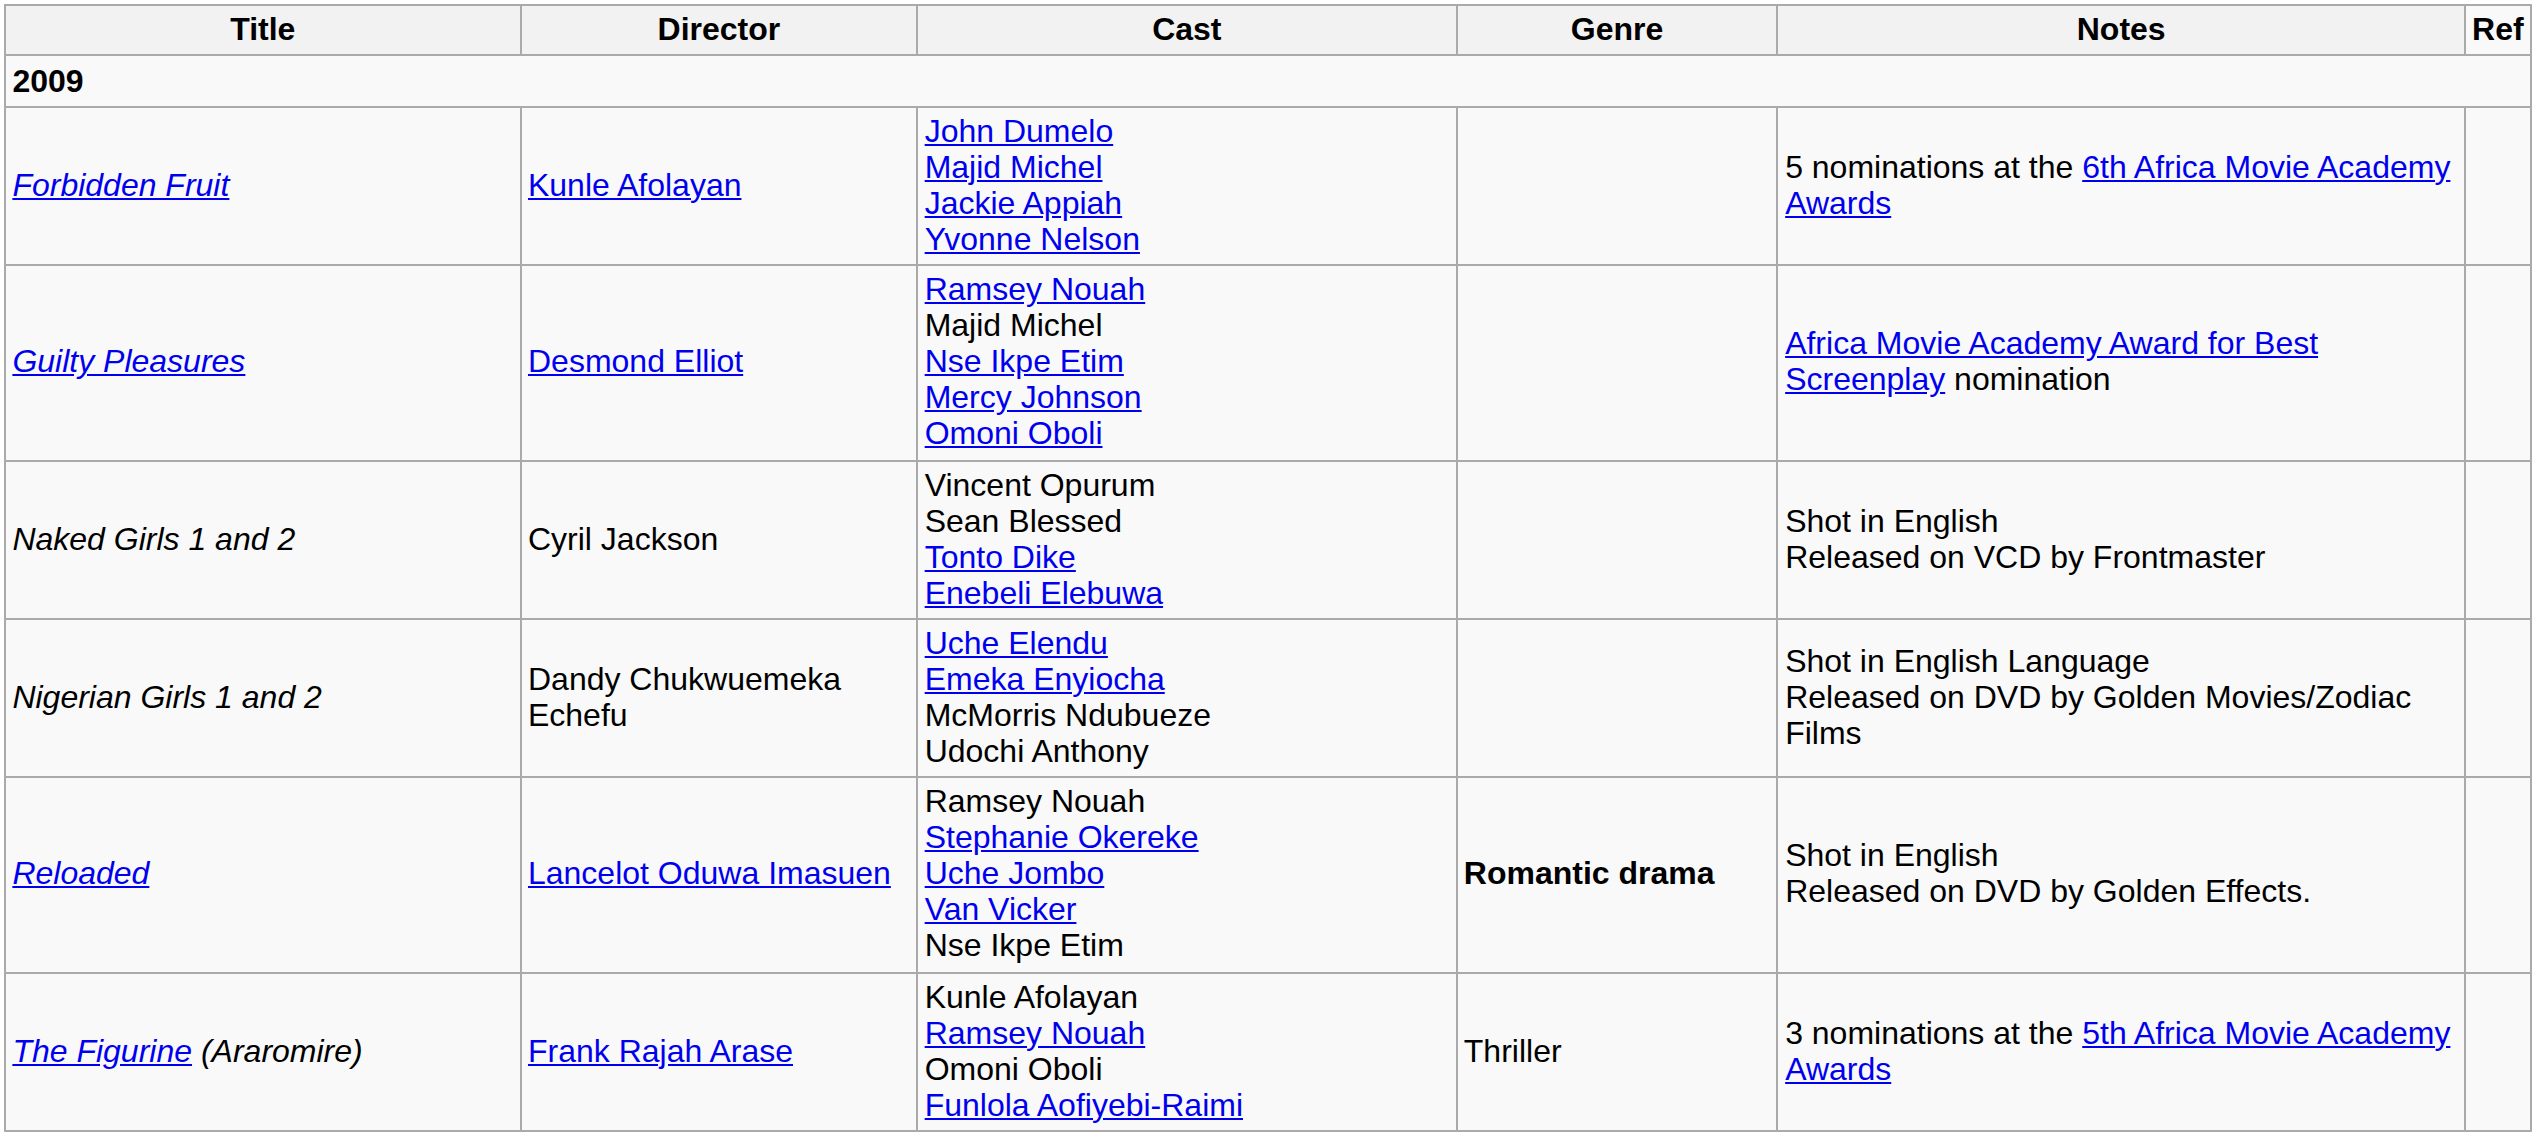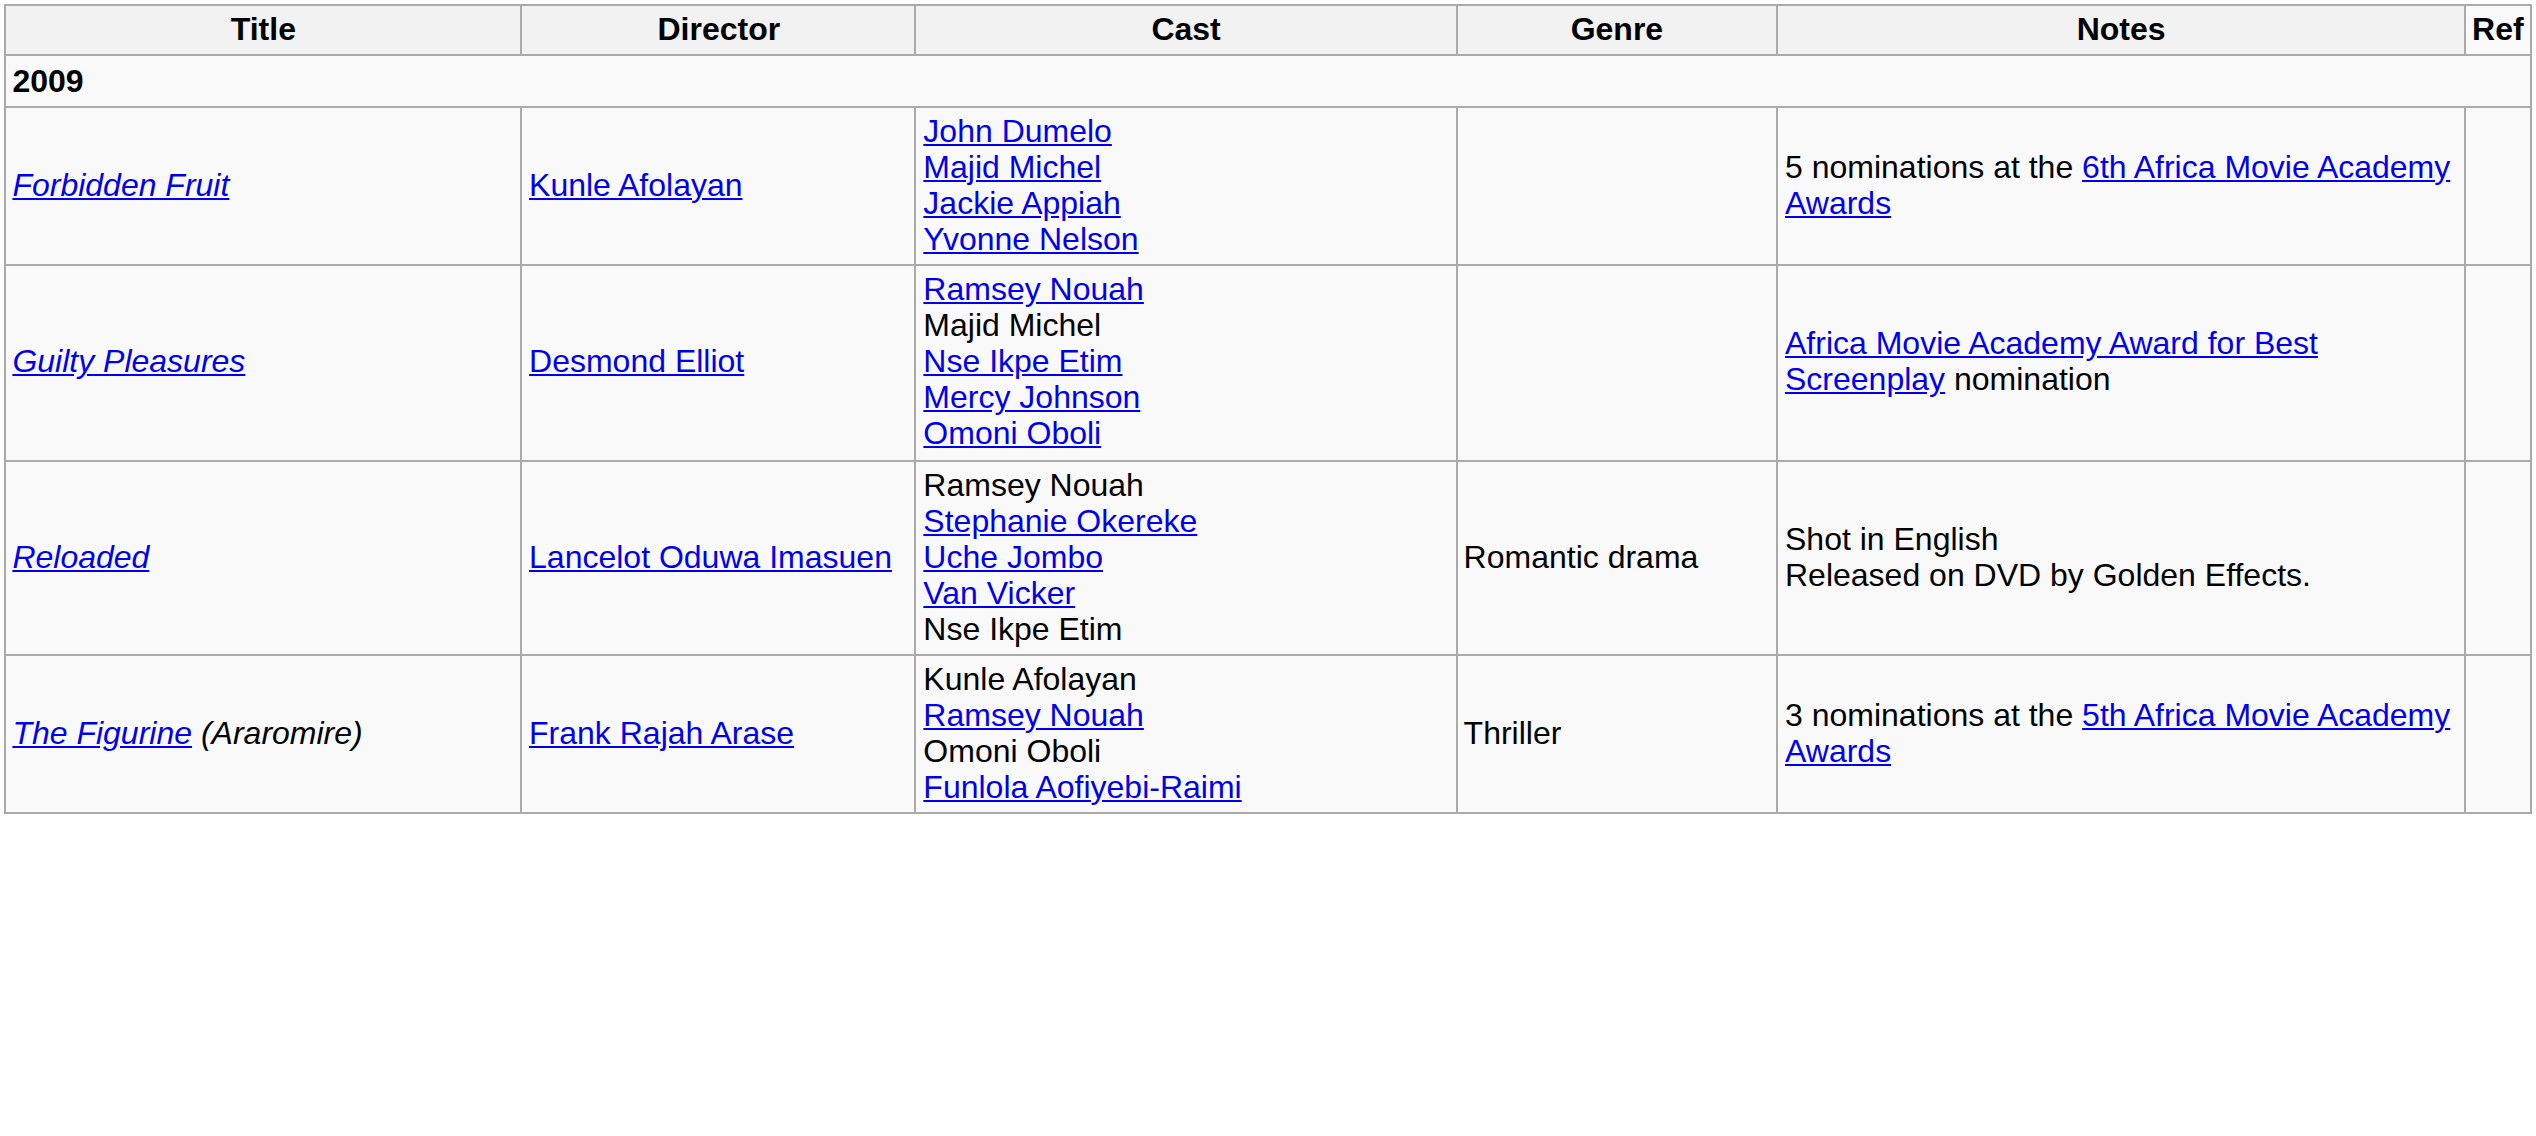- row: (154, 538)
- row: (167, 697)
(1589, 874) bold -> (1581, 556) normal
